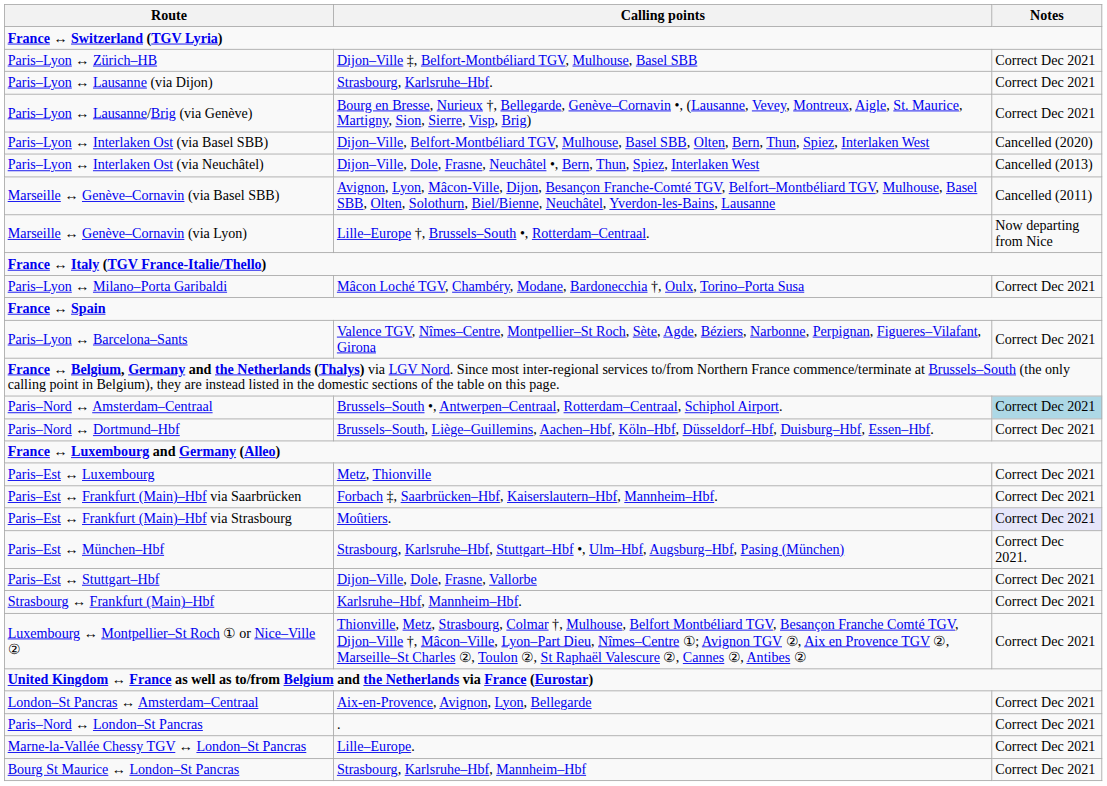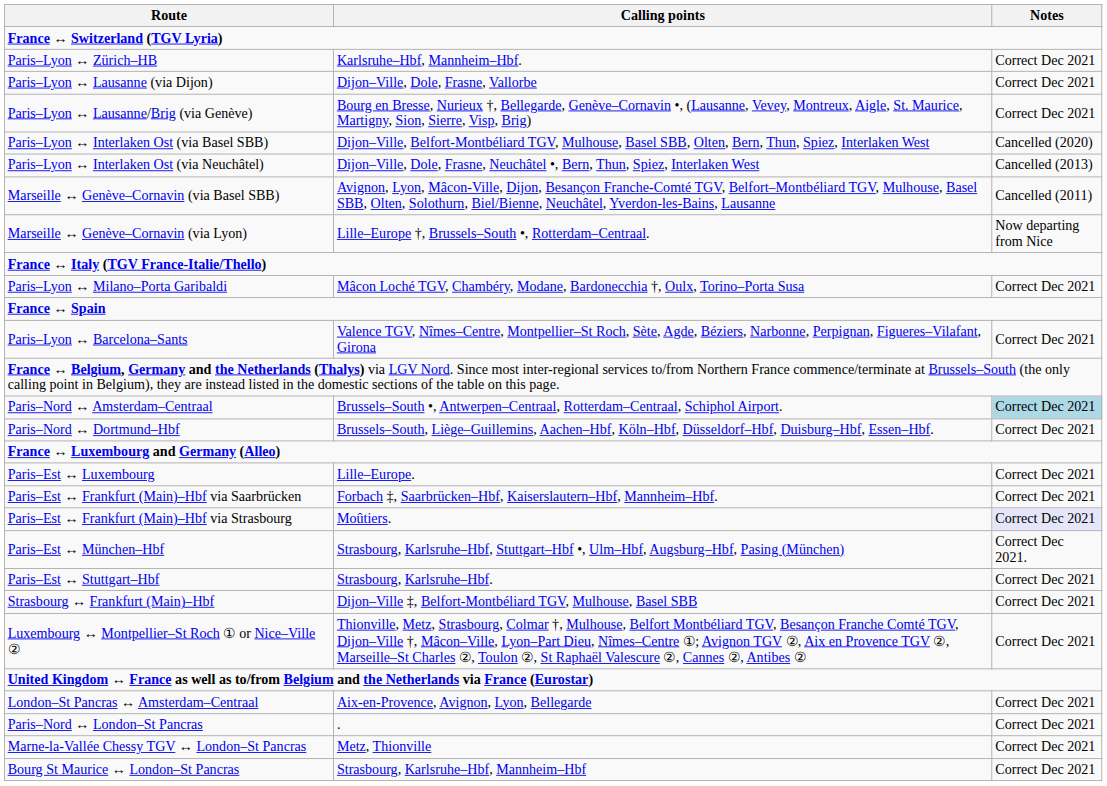(517, 60) Dijon–Ville ‡, Belfort-Montbéliard TGV, Mulhouse, Basel SBB -> (429, 60) Karlsruhe–Hbf, Mannheim–Hbf.
(415, 82) Strasbourg, Karlsruhe–Hbf. -> (437, 82) Dijon–Ville, Dole, Frasne, Vallorbe
(384, 474) Metz, Thionville -> (376, 474) Lille–Europe.
(437, 579) Dijon–Ville, Dole, Frasne, Vallorbe -> (415, 579) Strasbourg, Karlsruhe–Hbf.
(429, 601) Karlsruhe–Hbf, Mannheim–Hbf. -> (517, 601) Dijon–Ville ‡, Belfort-Montbéliard TGV, Mulhouse, Basel SBB
(376, 747) Lille–Europe. -> (384, 747) Metz, Thionville
